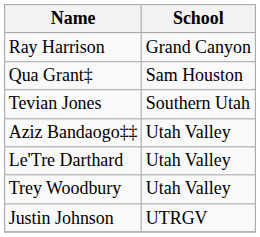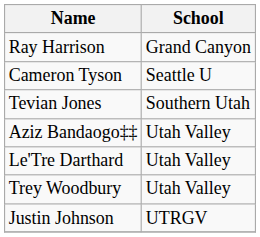- row: (51, 75)
+ row: (65, 75)
